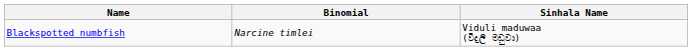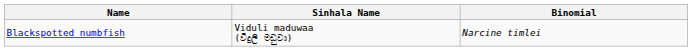columns swapped: (346, 12) <-> (574, 12)
